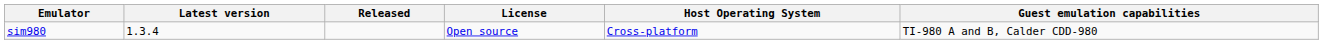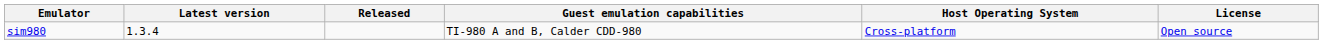columns swapped: (1109, 13) <-> (524, 13)
